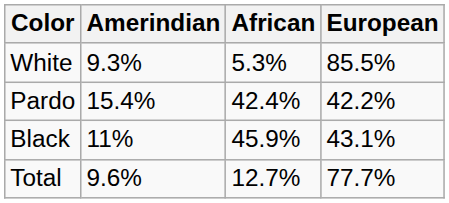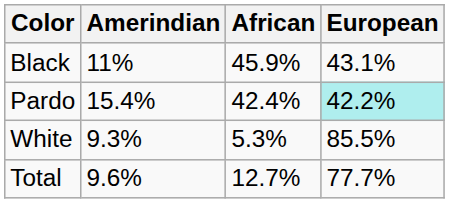rows swapped: (41, 62) <-> (40, 139)
(361, 100) no background -> (361, 100) paleturquoise background
